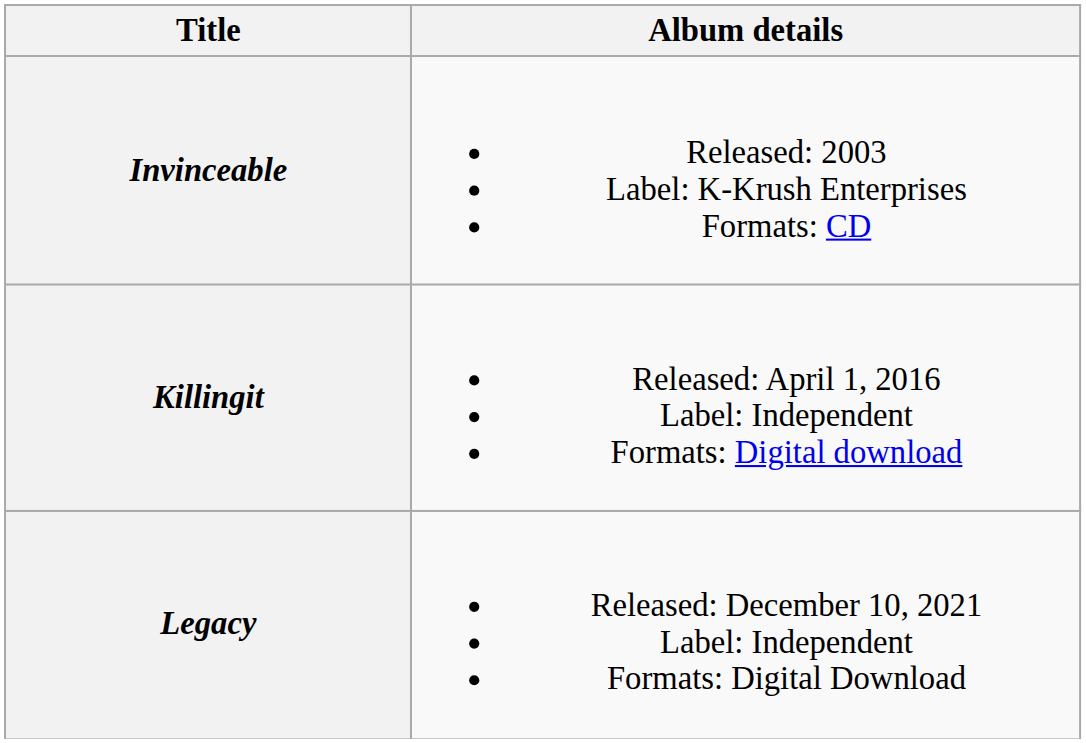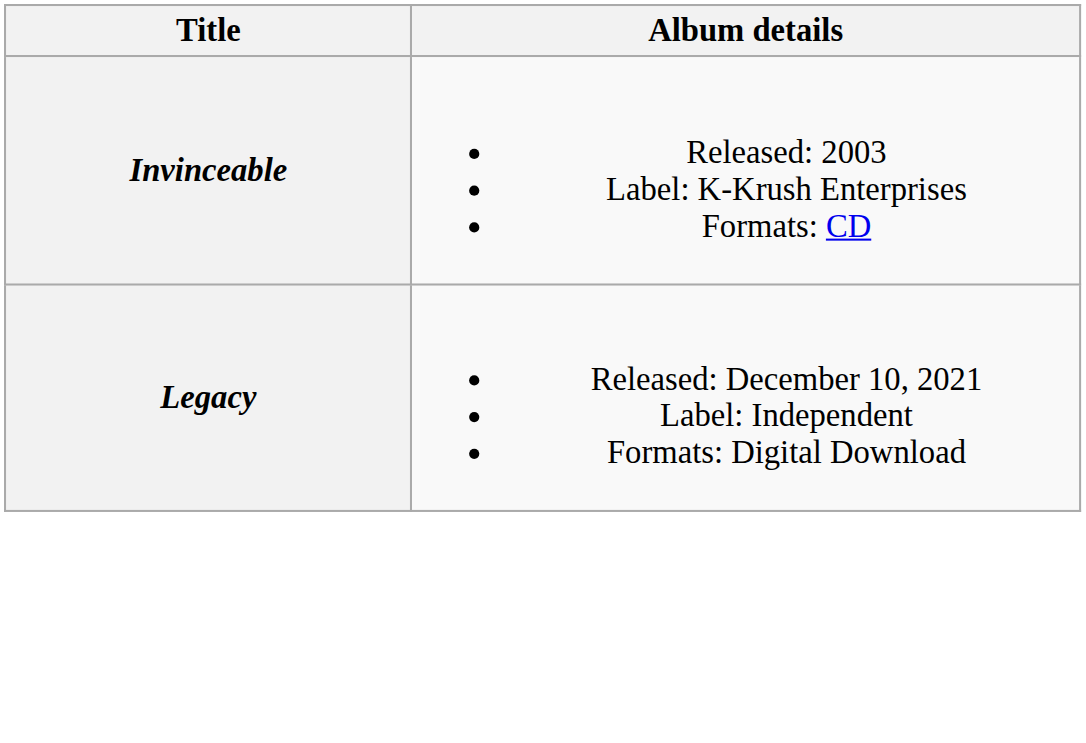- row: (208, 397)
